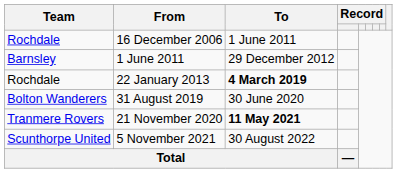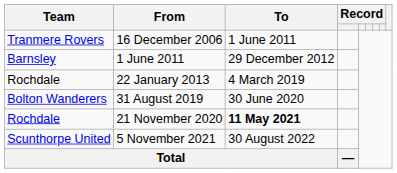(34, 39) Rochdale -> (56, 39) Tranmere Rovers
(267, 79) bold -> (266, 79) normal
(56, 119) Tranmere Rovers -> (34, 119) Rochdale
